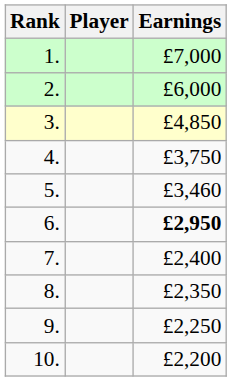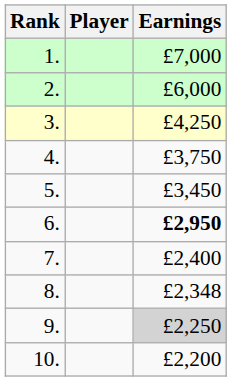(192, 122) £4,850 -> (192, 122) £4,250
(192, 190) £3,460 -> (192, 190) £3,450
(192, 291) £2,350 -> (192, 291) £2,348
(192, 325) no background -> (192, 325) lightgrey background
